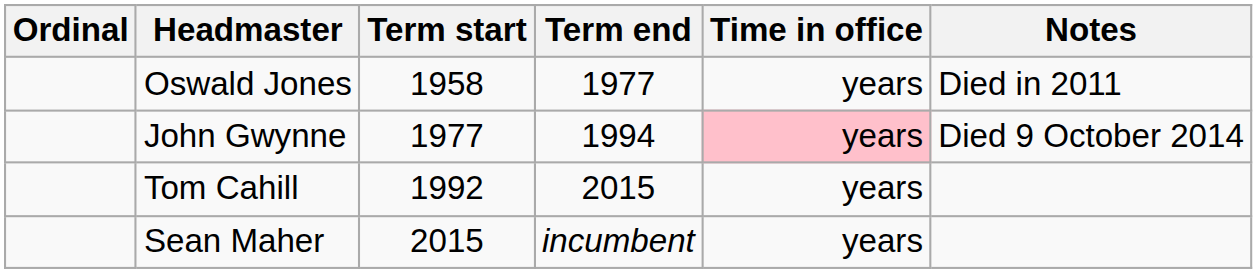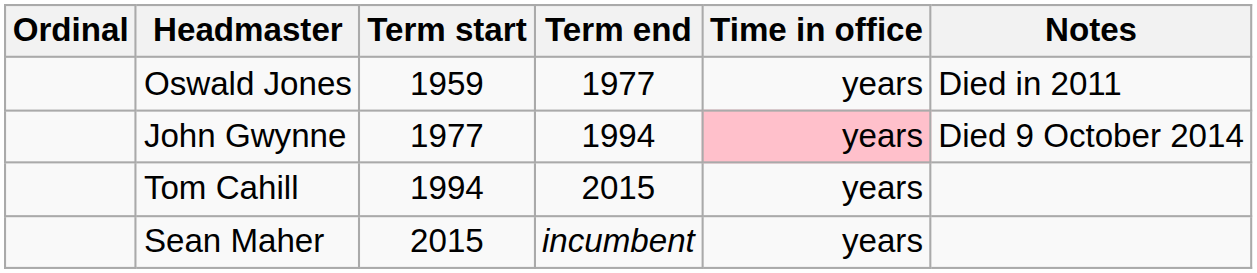(447, 83) 1958 -> (447, 83) 1959
(447, 188) 1992 -> (447, 188) 1994
